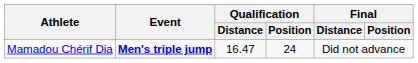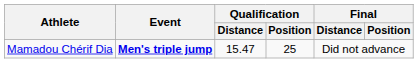(240, 49) 16.47 -> (240, 49) 15.47
(290, 49) 24 -> (290, 49) 25
